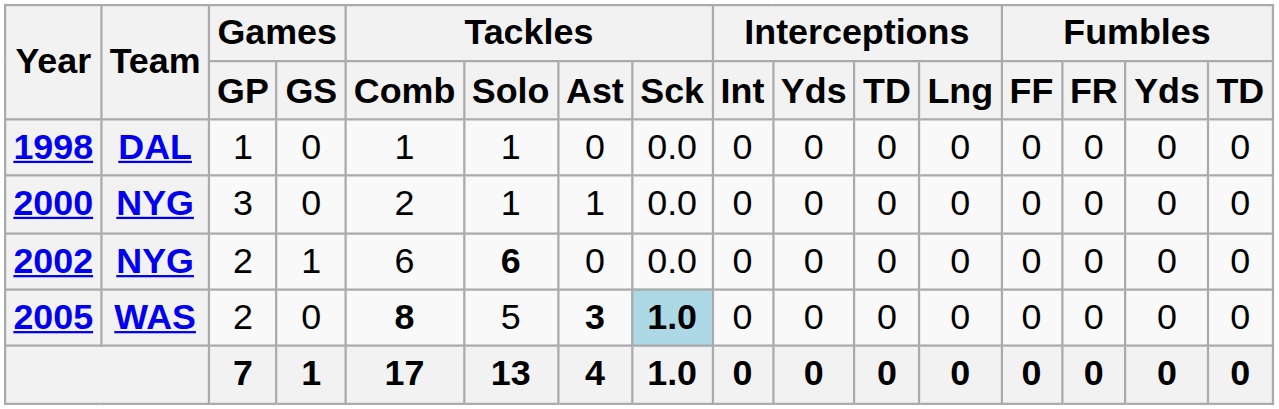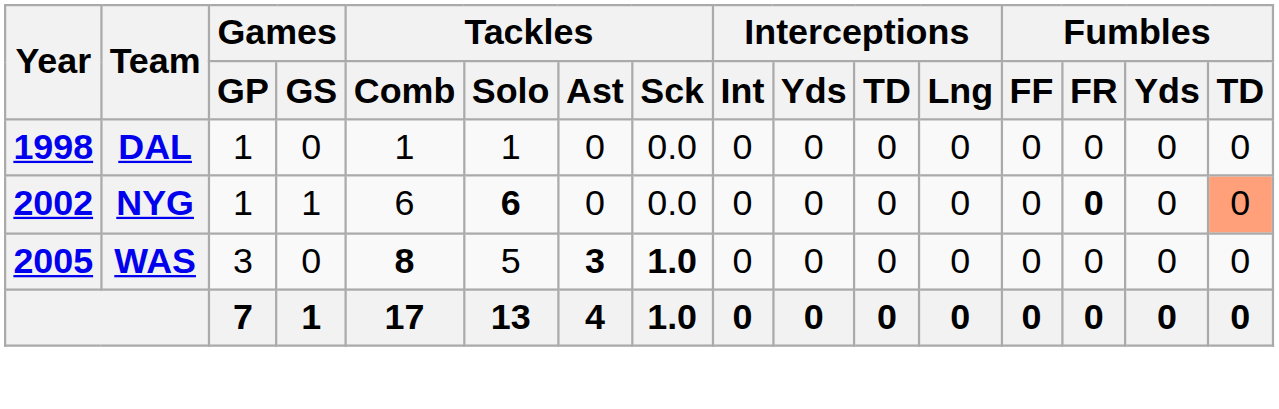- row: (53, 203)
(243, 260) 2 -> (243, 203) 1
(1094, 260) normal -> (1094, 203) bold
(1240, 260) no background -> (1240, 203) lightsalmon background
(243, 317) 2 -> (243, 260) 3
(672, 317) lightblue background -> (672, 260) no background
